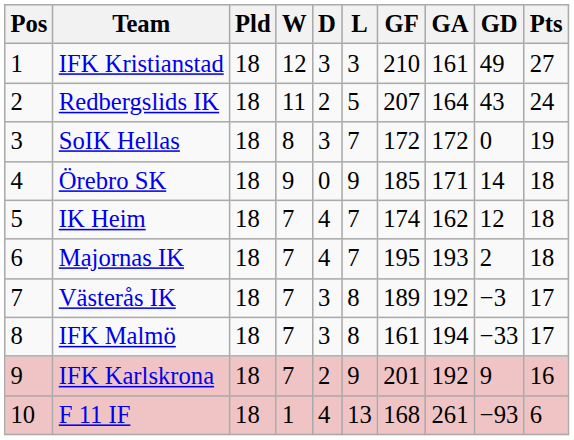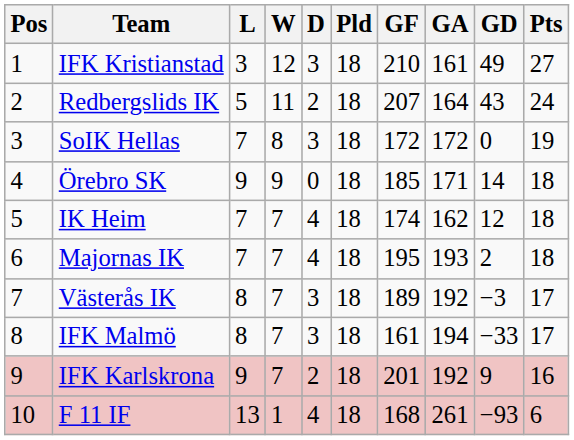columns swapped: (253, 24) <-> (360, 24)
